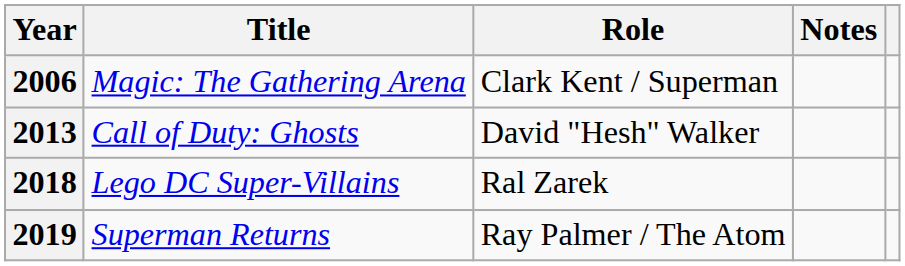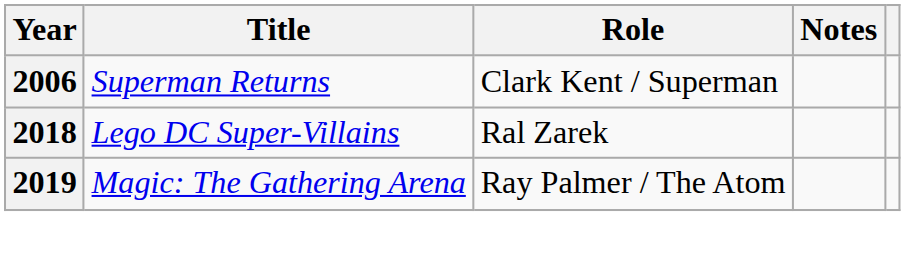(279, 81) Magic: The Gathering Arena -> (211, 81) Superman Returns
- row: (45, 132)
(211, 234) Superman Returns -> (279, 183) Magic: The Gathering Arena
